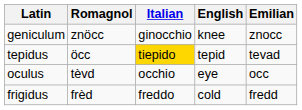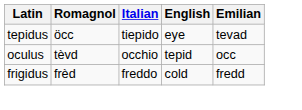- row: (36, 34)
(157, 54) gold background -> (140, 34) no background
(211, 54) tepid -> (175, 34) eye
(208, 74) eye -> (178, 54) tepid
